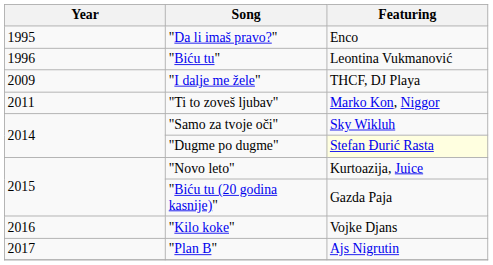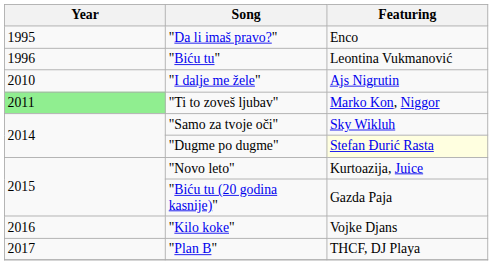(21, 80) 2009 -> (21, 80) 2010
(375, 80) THCF, DJ Playa -> (364, 80) Ajs Nigrutin
(21, 102) no background -> (21, 102) lightgreen background
(364, 249) Ajs Nigrutin -> (375, 249) THCF, DJ Playa
